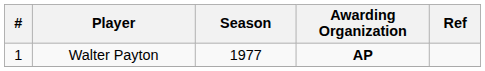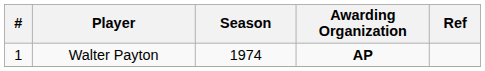(246, 54) 1977 -> (246, 54) 1974
